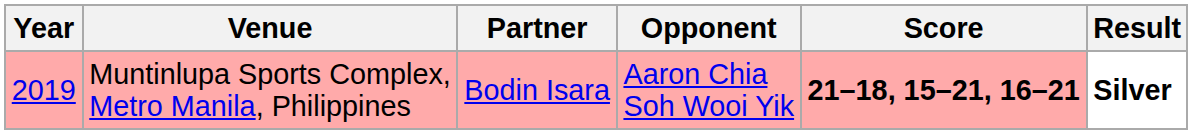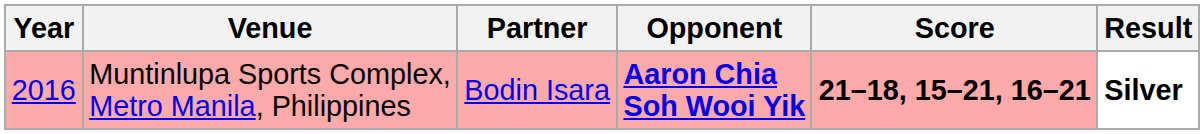(44, 90) 2019 -> (44, 90) 2016
(709, 90) normal -> (714, 90) bold
